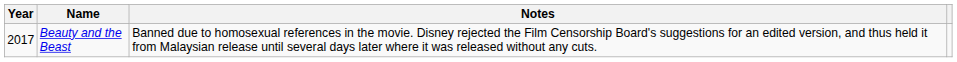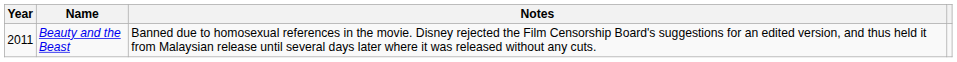(21, 40) 2017 -> (20, 40) 2011
